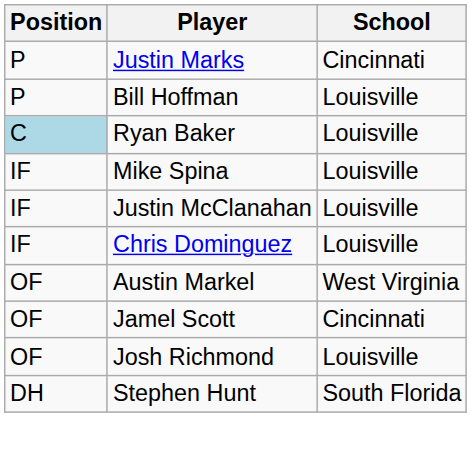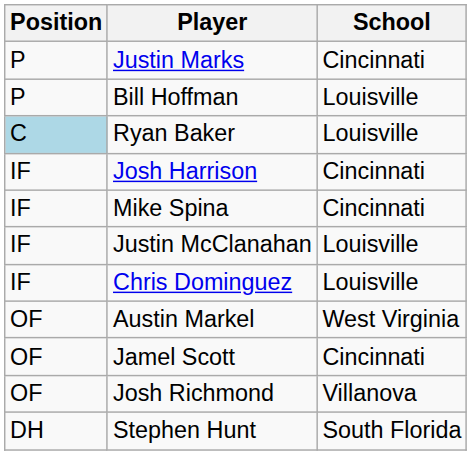+ row: (185, 171)
(371, 171) Louisville -> (374, 208) Cincinnati
(371, 356) Louisville -> (370, 393) Villanova
